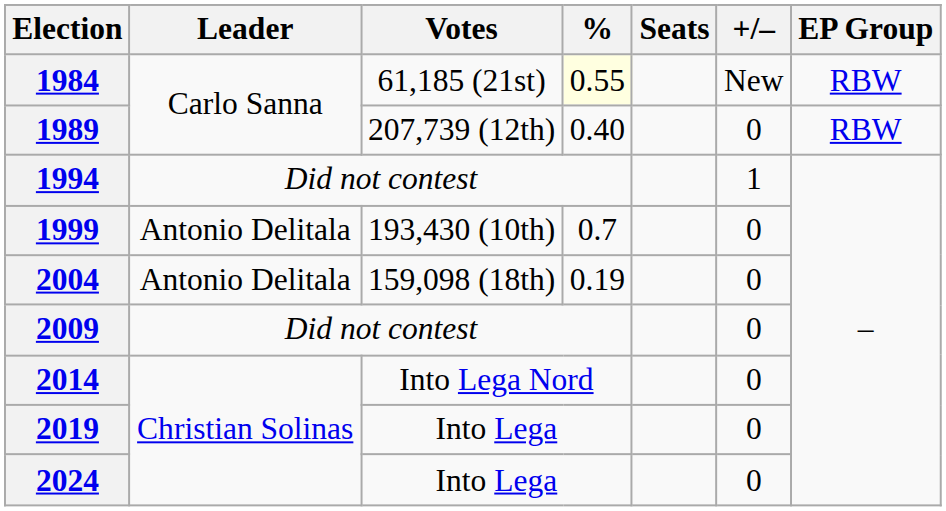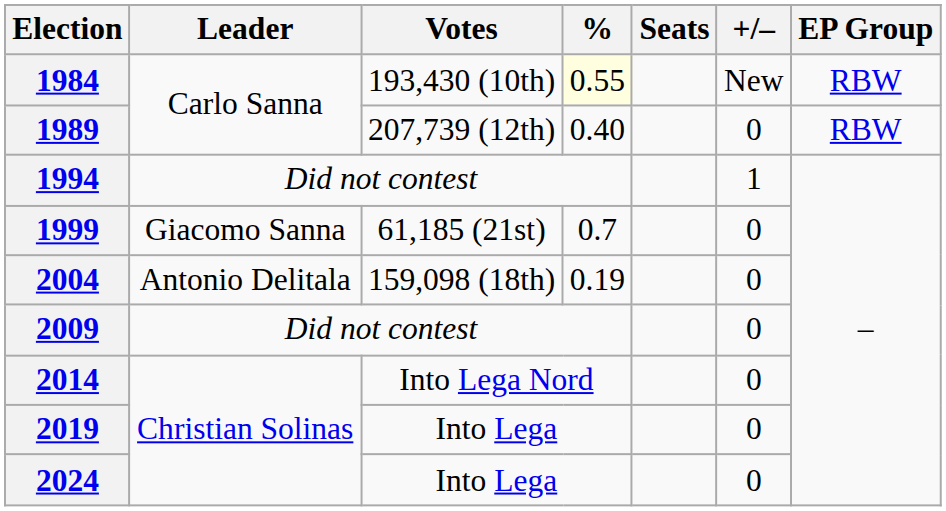(462, 79) 61,185 (21st) -> (462, 79) 193,430 (10th)
(245, 229) Antonio Delitala -> (245, 229) Giacomo Sanna
(462, 229) 193,430 (10th) -> (462, 229) 61,185 (21st)
